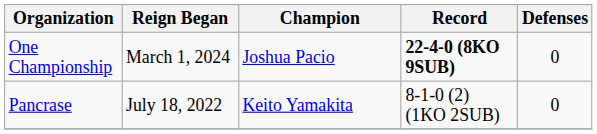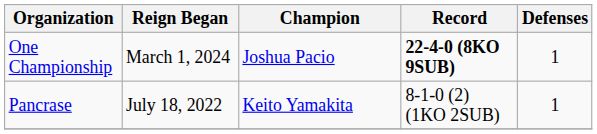(555, 56) 0 -> (555, 56) 1
(555, 104) 0 -> (555, 104) 1
